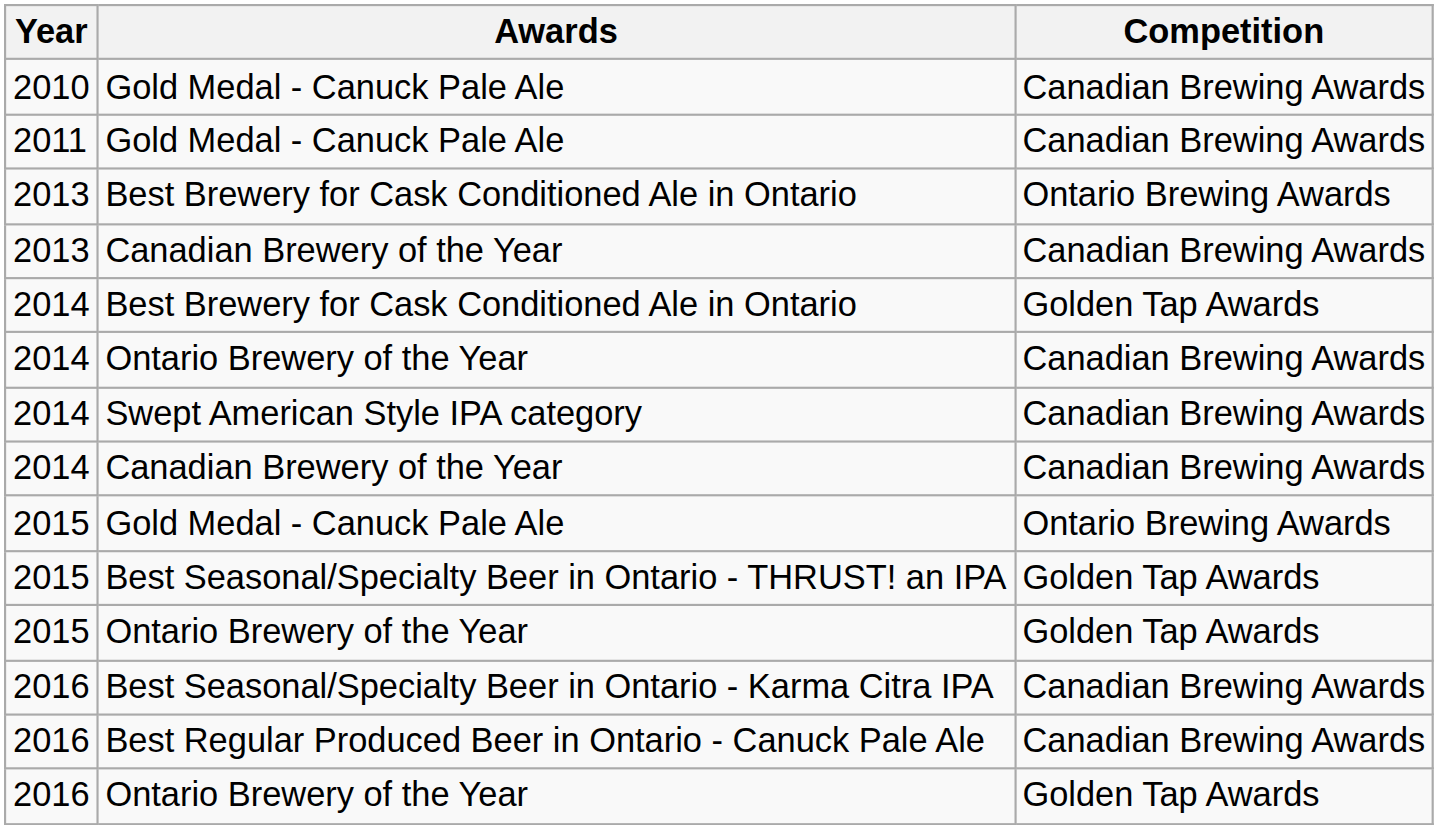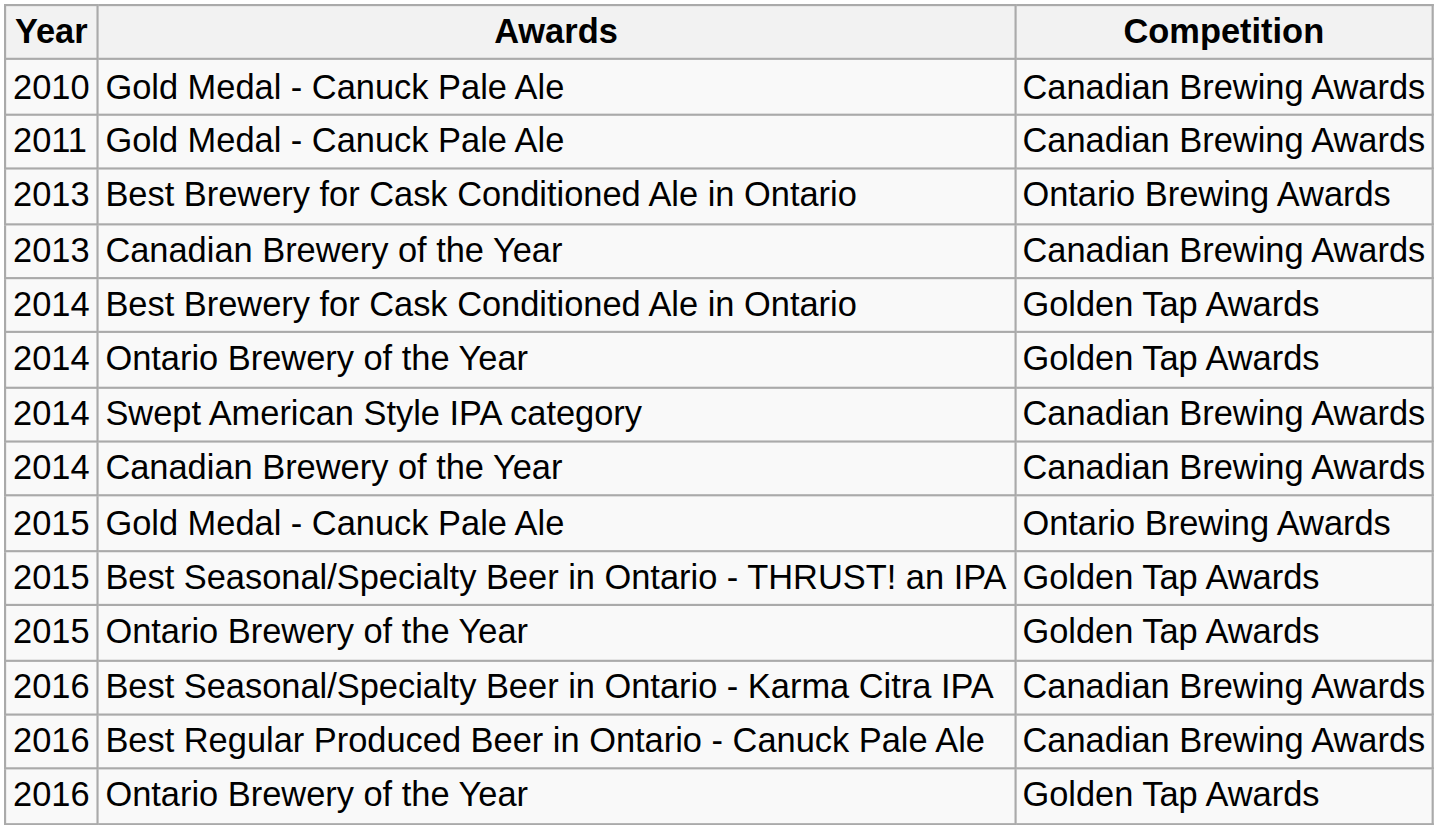(1224, 359) Canadian Brewing Awards -> (1171, 359) Golden Tap Awards
